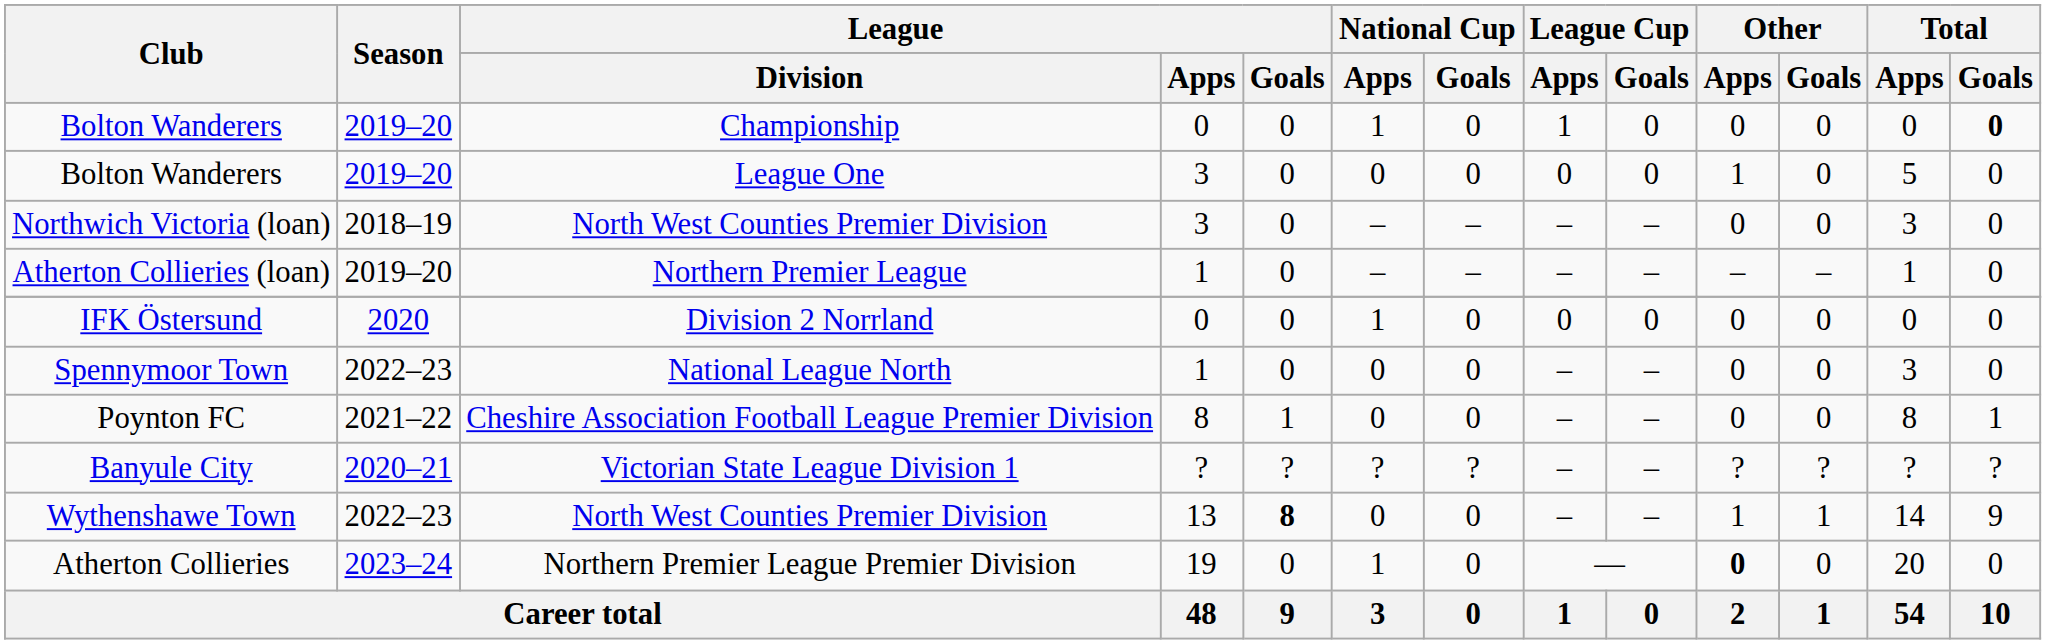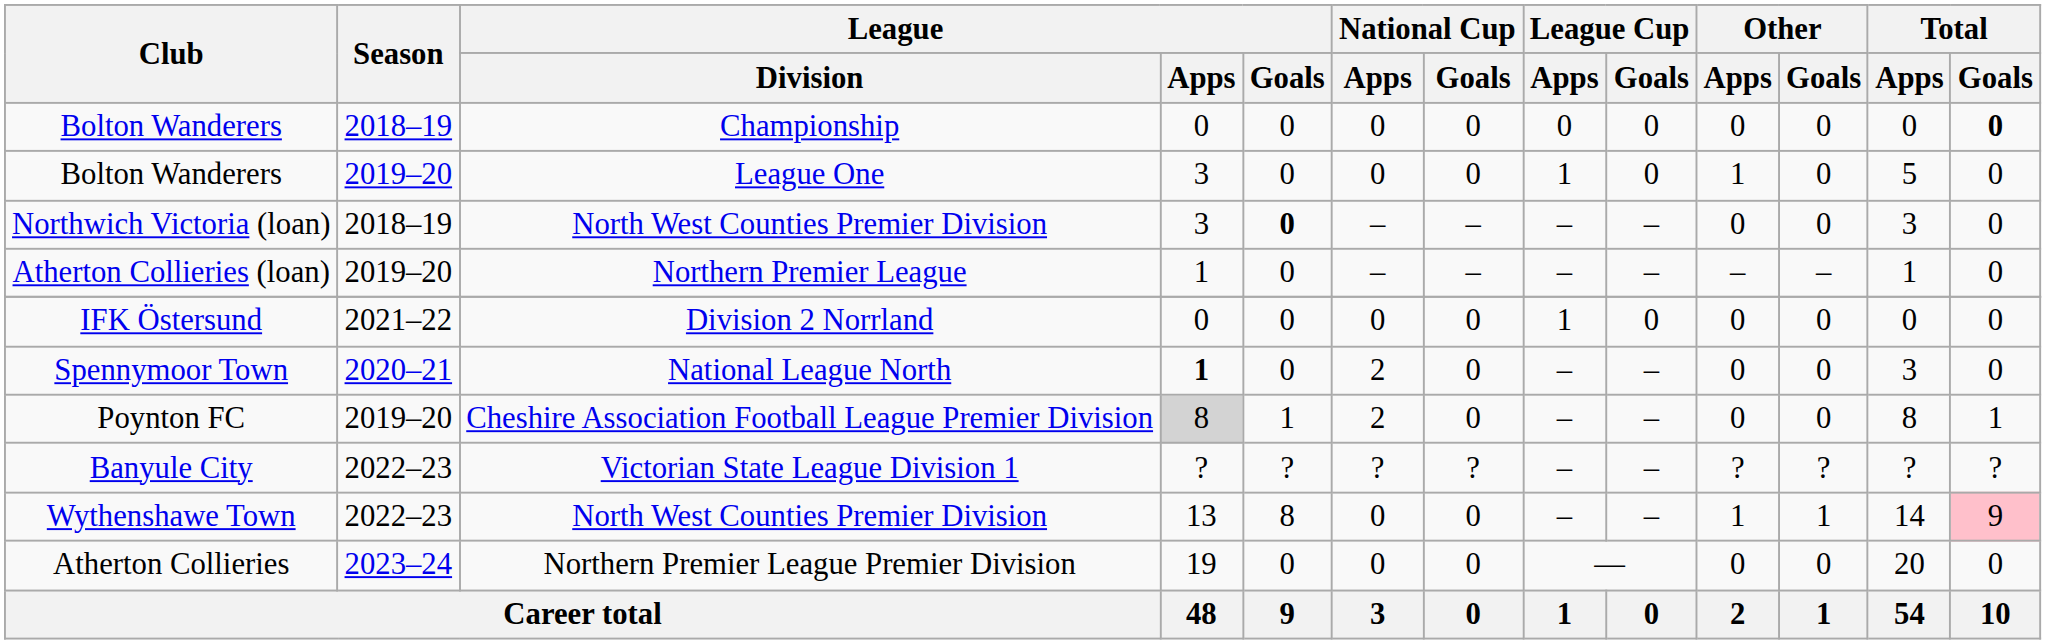(398, 126) 2019–20 -> (398, 126) 2018–19
(1378, 126) 1 -> (1378, 126) 0
(1564, 126) 1 -> (1564, 126) 0
(1564, 175) 0 -> (1564, 175) 1
(1287, 223) normal -> (1287, 223) bold
(398, 321) 2020 -> (398, 321) 2021–22
(1378, 321) 1 -> (1378, 321) 0
(1564, 321) 0 -> (1564, 321) 1
(398, 369) 2022–23 -> (398, 369) 2020–21
(1201, 369) normal -> (1201, 369) bold
(1378, 369) 0 -> (1378, 369) 2
(398, 418) 2021–22 -> (398, 418) 2019–20
(1201, 418) no background -> (1201, 418) lightgrey background
(1378, 418) 0 -> (1378, 418) 2
(398, 467) 2020–21 -> (398, 467) 2022–23
(1287, 516) bold -> (1287, 516) normal
(1995, 516) no background -> (1995, 516) pink background
(1378, 564) 1 -> (1378, 564) 0
(1738, 564) bold -> (1738, 564) normal
